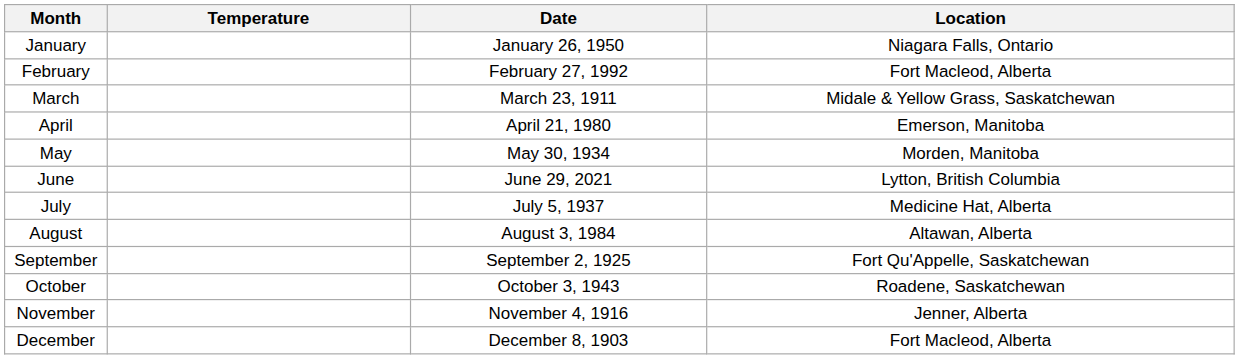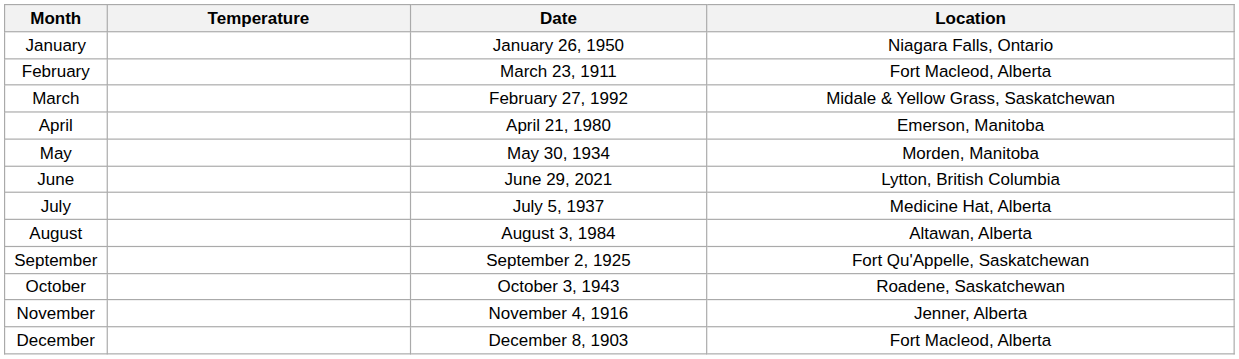(558, 72) February 27, 1992 -> (558, 72) March 23, 1911
(558, 99) March 23, 1911 -> (558, 99) February 27, 1992
